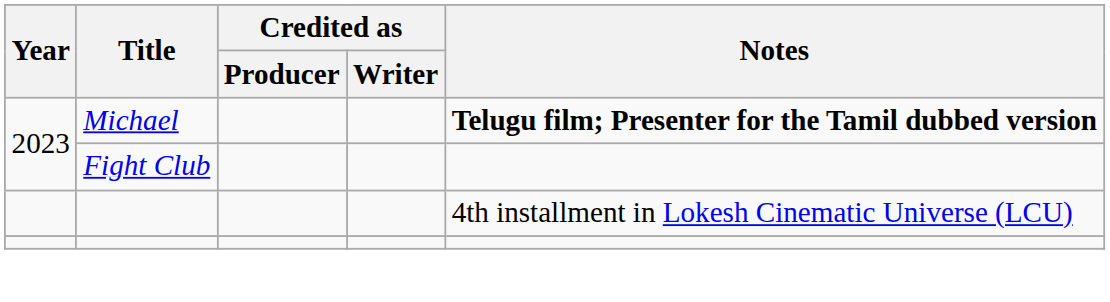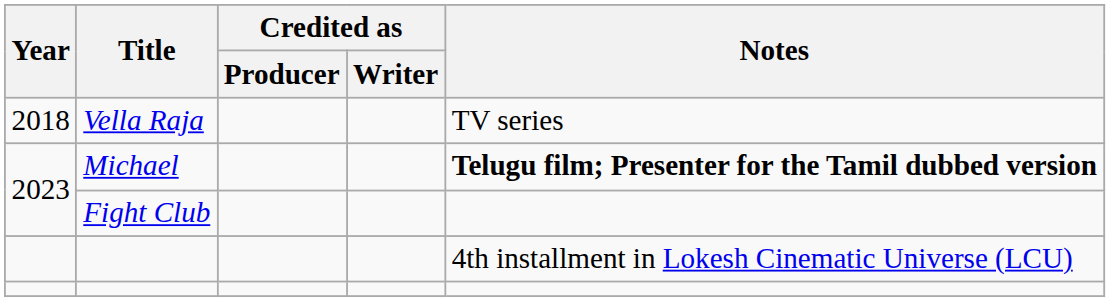+ row: (41, 119)
